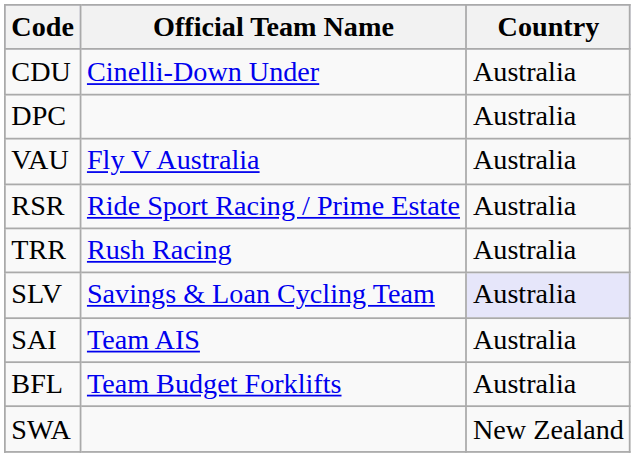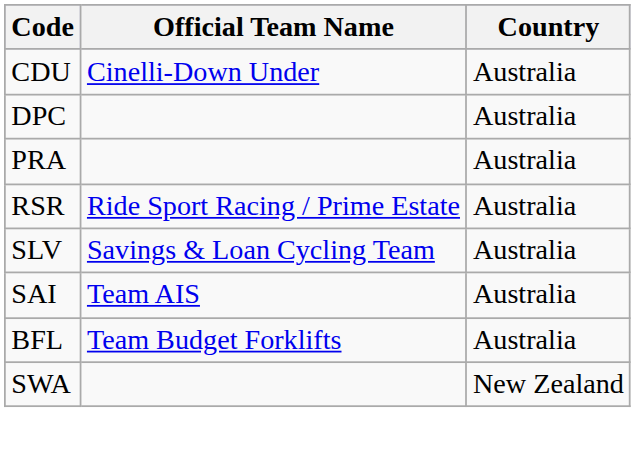- row: (40, 160)
+ row: (39, 160)
- row: (39, 250)
(525, 294) lavender background -> (525, 250) no background
